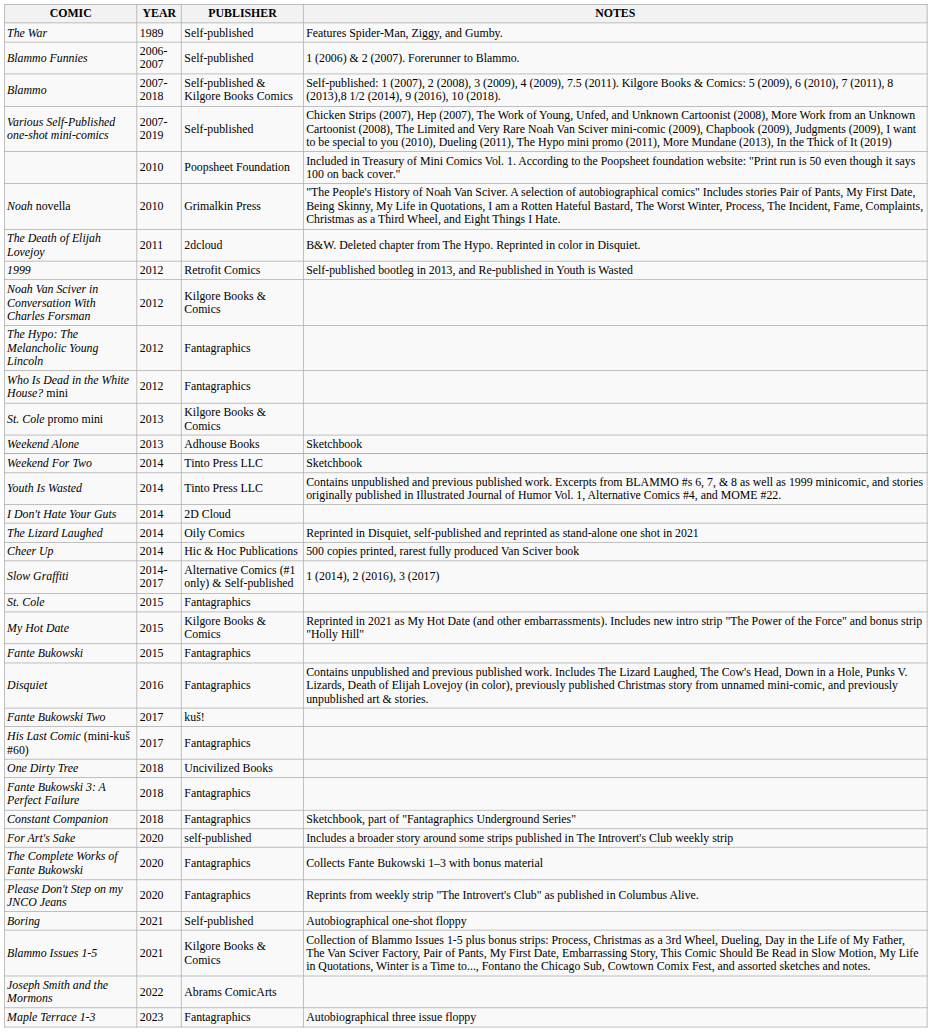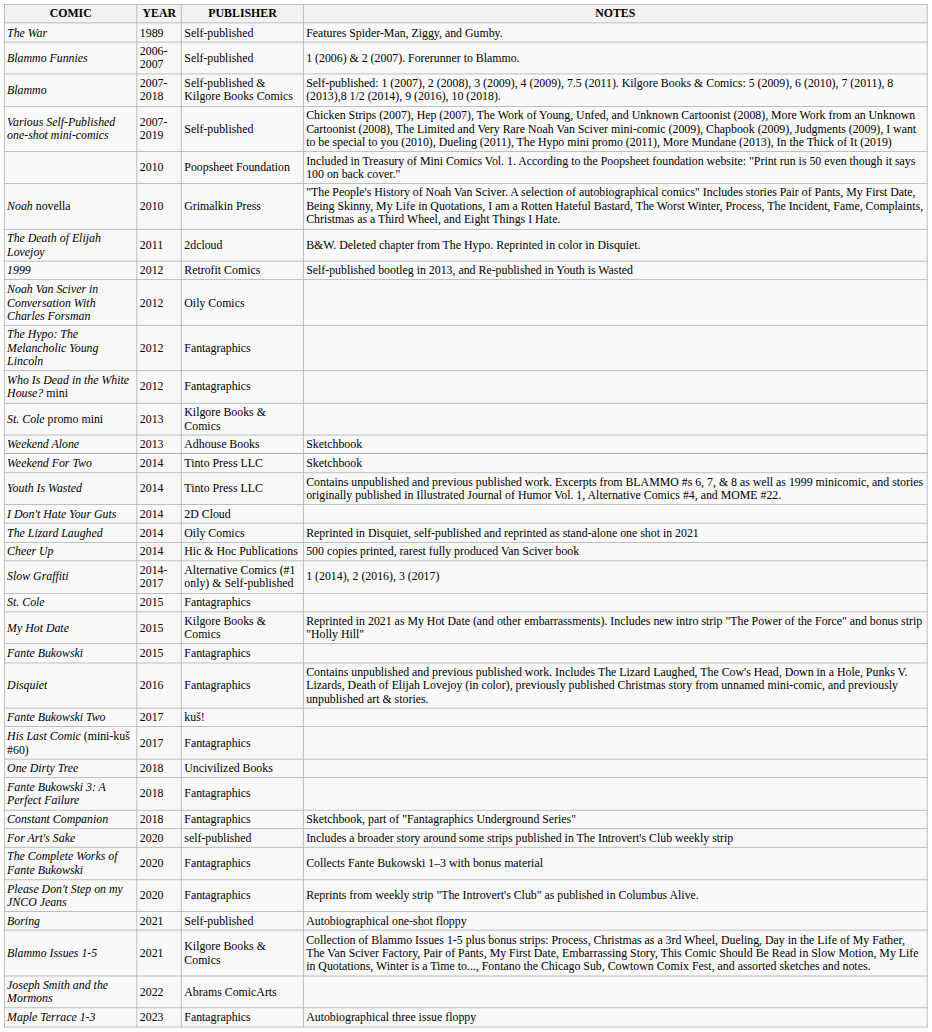(225, 302) Kilgore Books & Comics -> (214, 302) Oily Comics
